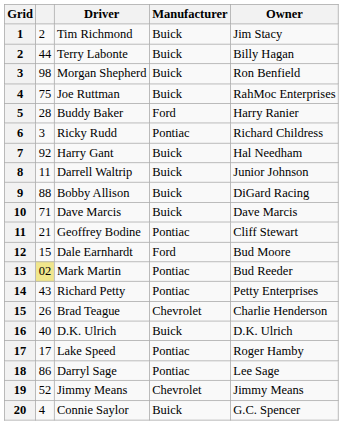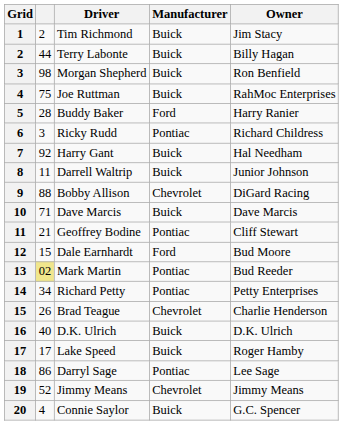(167, 192) Buick -> (177, 192) Chevrolet
(45, 291) 43 -> (45, 291) 34
(171, 350) Pontiac -> (167, 350) Buick
